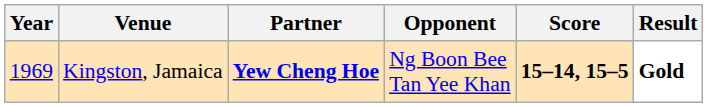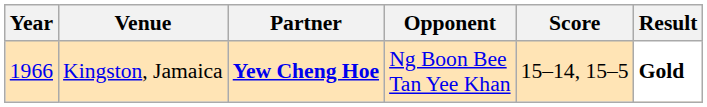(31, 71) 1969 -> (31, 71) 1966
(575, 71) bold -> (575, 71) normal
